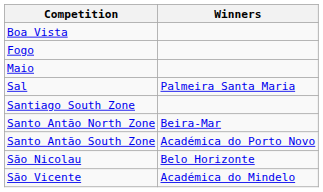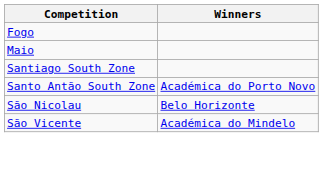- row: (37, 32)
- row: (17, 86)
- row: (81, 123)
